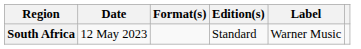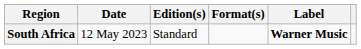columns swapped: (180, 14) <-> (238, 14)
(306, 34) normal -> (309, 34) bold
